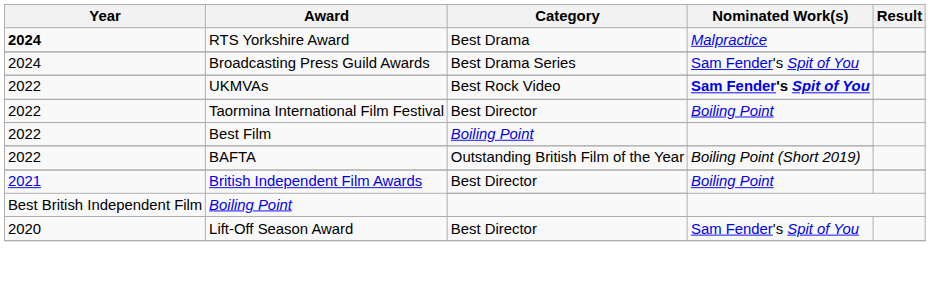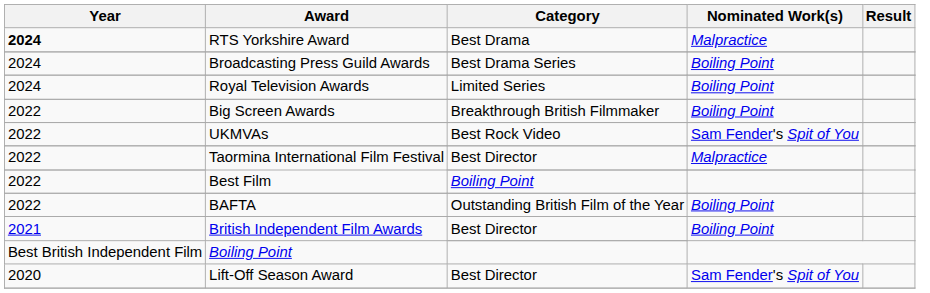(775, 63) Sam Fender's Spit of You -> (732, 63) Boiling Point
+ row: (289, 87)
+ row: (272, 110)
(780, 87) bold -> (775, 134) normal
(732, 110) Boiling Point -> (729, 157) Malpractice
(776, 157) Boiling Point (Short 2019) -> (732, 205) Boiling Point
